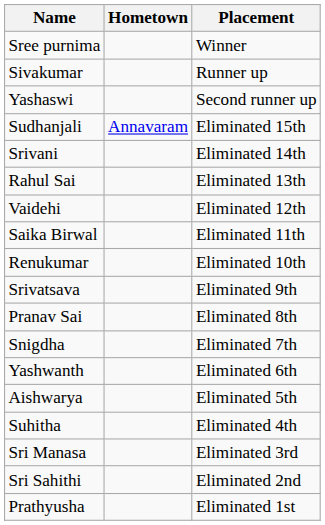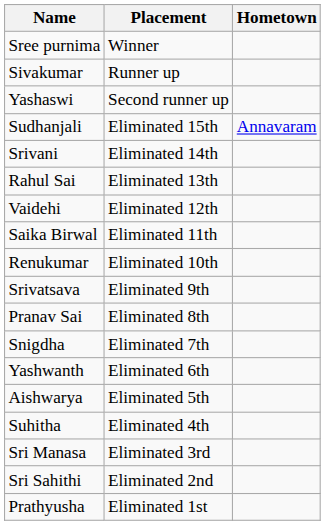columns swapped: (148, 18) <-> (256, 18)
